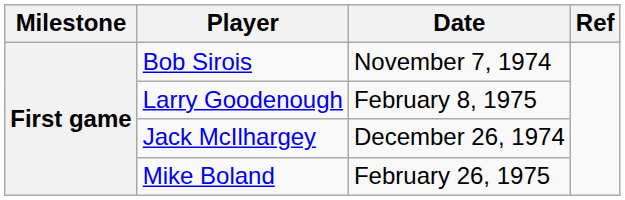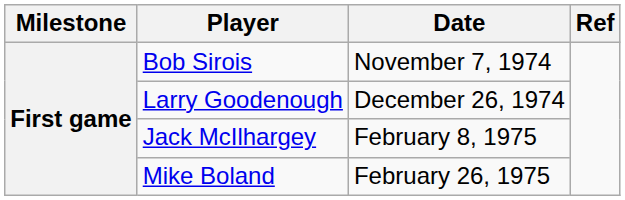(445, 99) February 8, 1975 -> (459, 99) December 26, 1974
(459, 137) December 26, 1974 -> (445, 137) February 8, 1975
